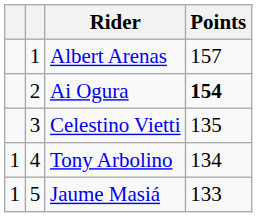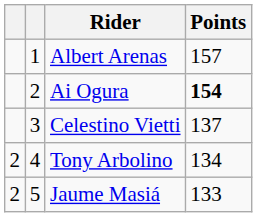(206, 125) 135 -> (206, 125) 137
(15, 160) 1 -> (15, 160) 2
(15, 194) 1 -> (15, 194) 2
